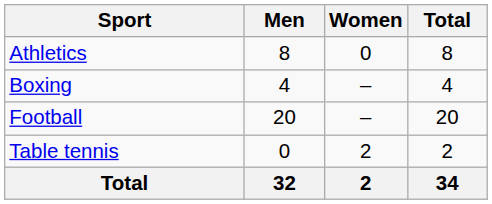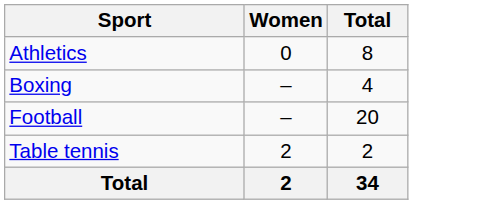- column: (284, 20)
